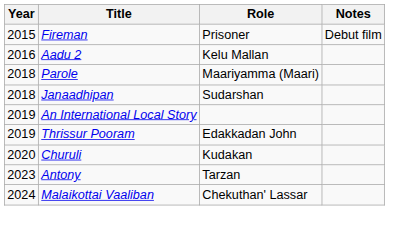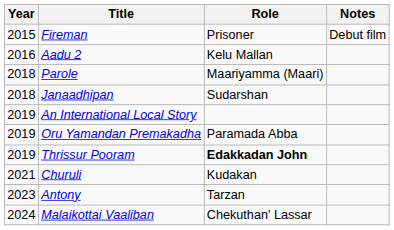+ row: (121, 134)
(249, 134) normal -> (257, 154) bold
(21, 154) 2020 -> (21, 174) 2021
